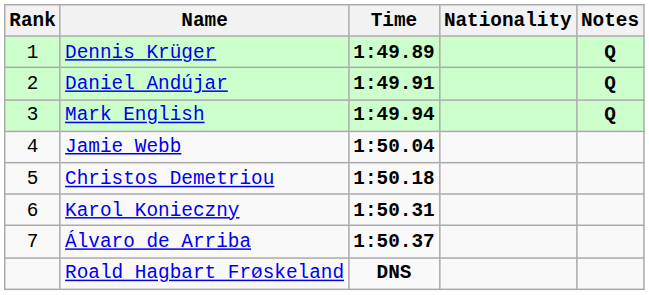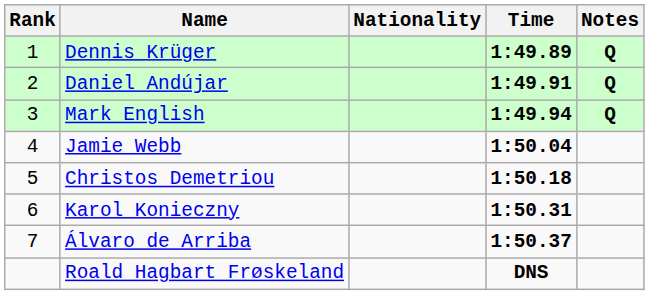columns swapped: (508, 21) <-> (394, 21)
